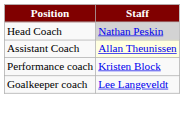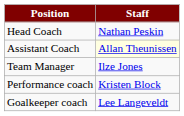(131, 31) lightgrey background -> (131, 31) no background
+ row: (41, 66)
